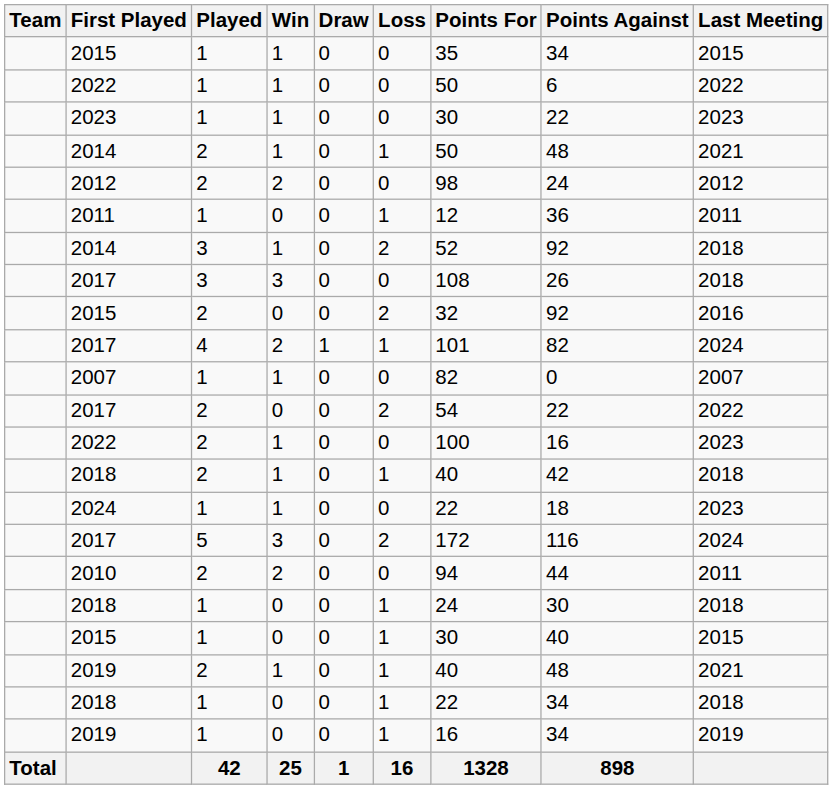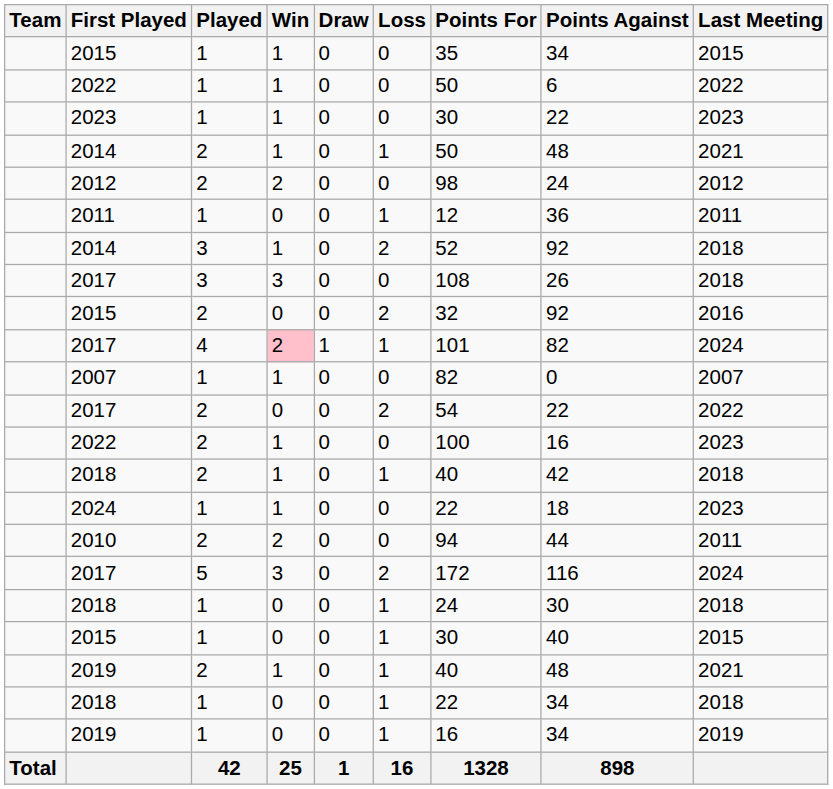(277, 345) no background -> (277, 345) pink background
rows swapped: (94, 572) <-> (94, 540)
